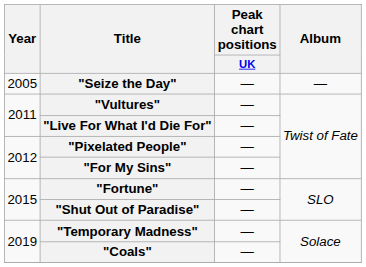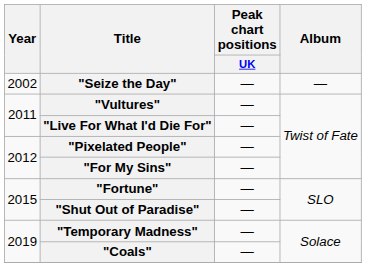(22, 83) 2005 -> (22, 83) 2002
